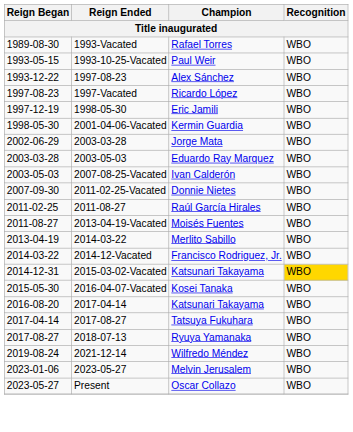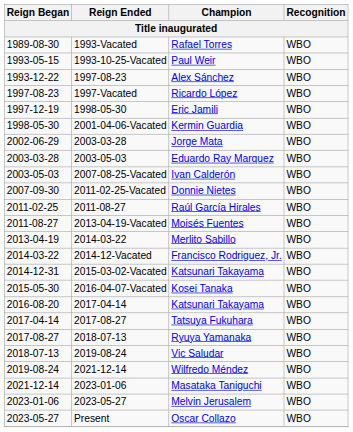(299, 272) gold background -> (299, 272) no background
+ row: (33, 353)
+ row: (33, 386)
